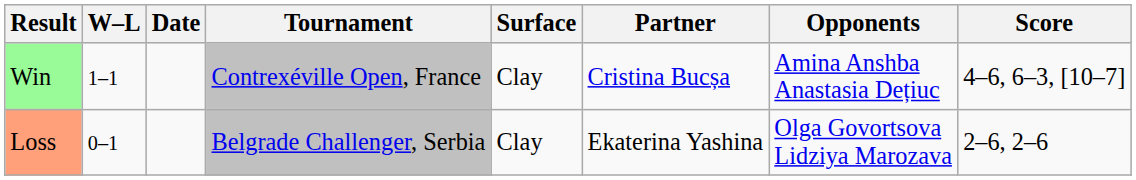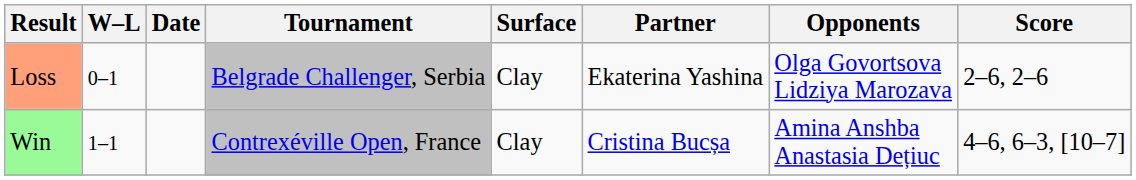rows swapped: (33, 141) <-> (31, 76)
